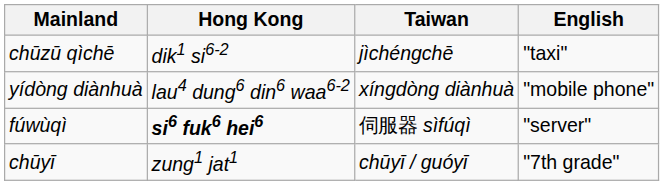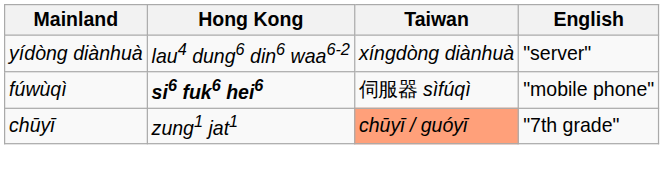- row: (62, 53)
(589, 89) "mobile phone" -> (557, 53) "server"
(557, 126) "server" -> (589, 89) "mobile phone"
(413, 162) no background -> (413, 126) lightsalmon background
